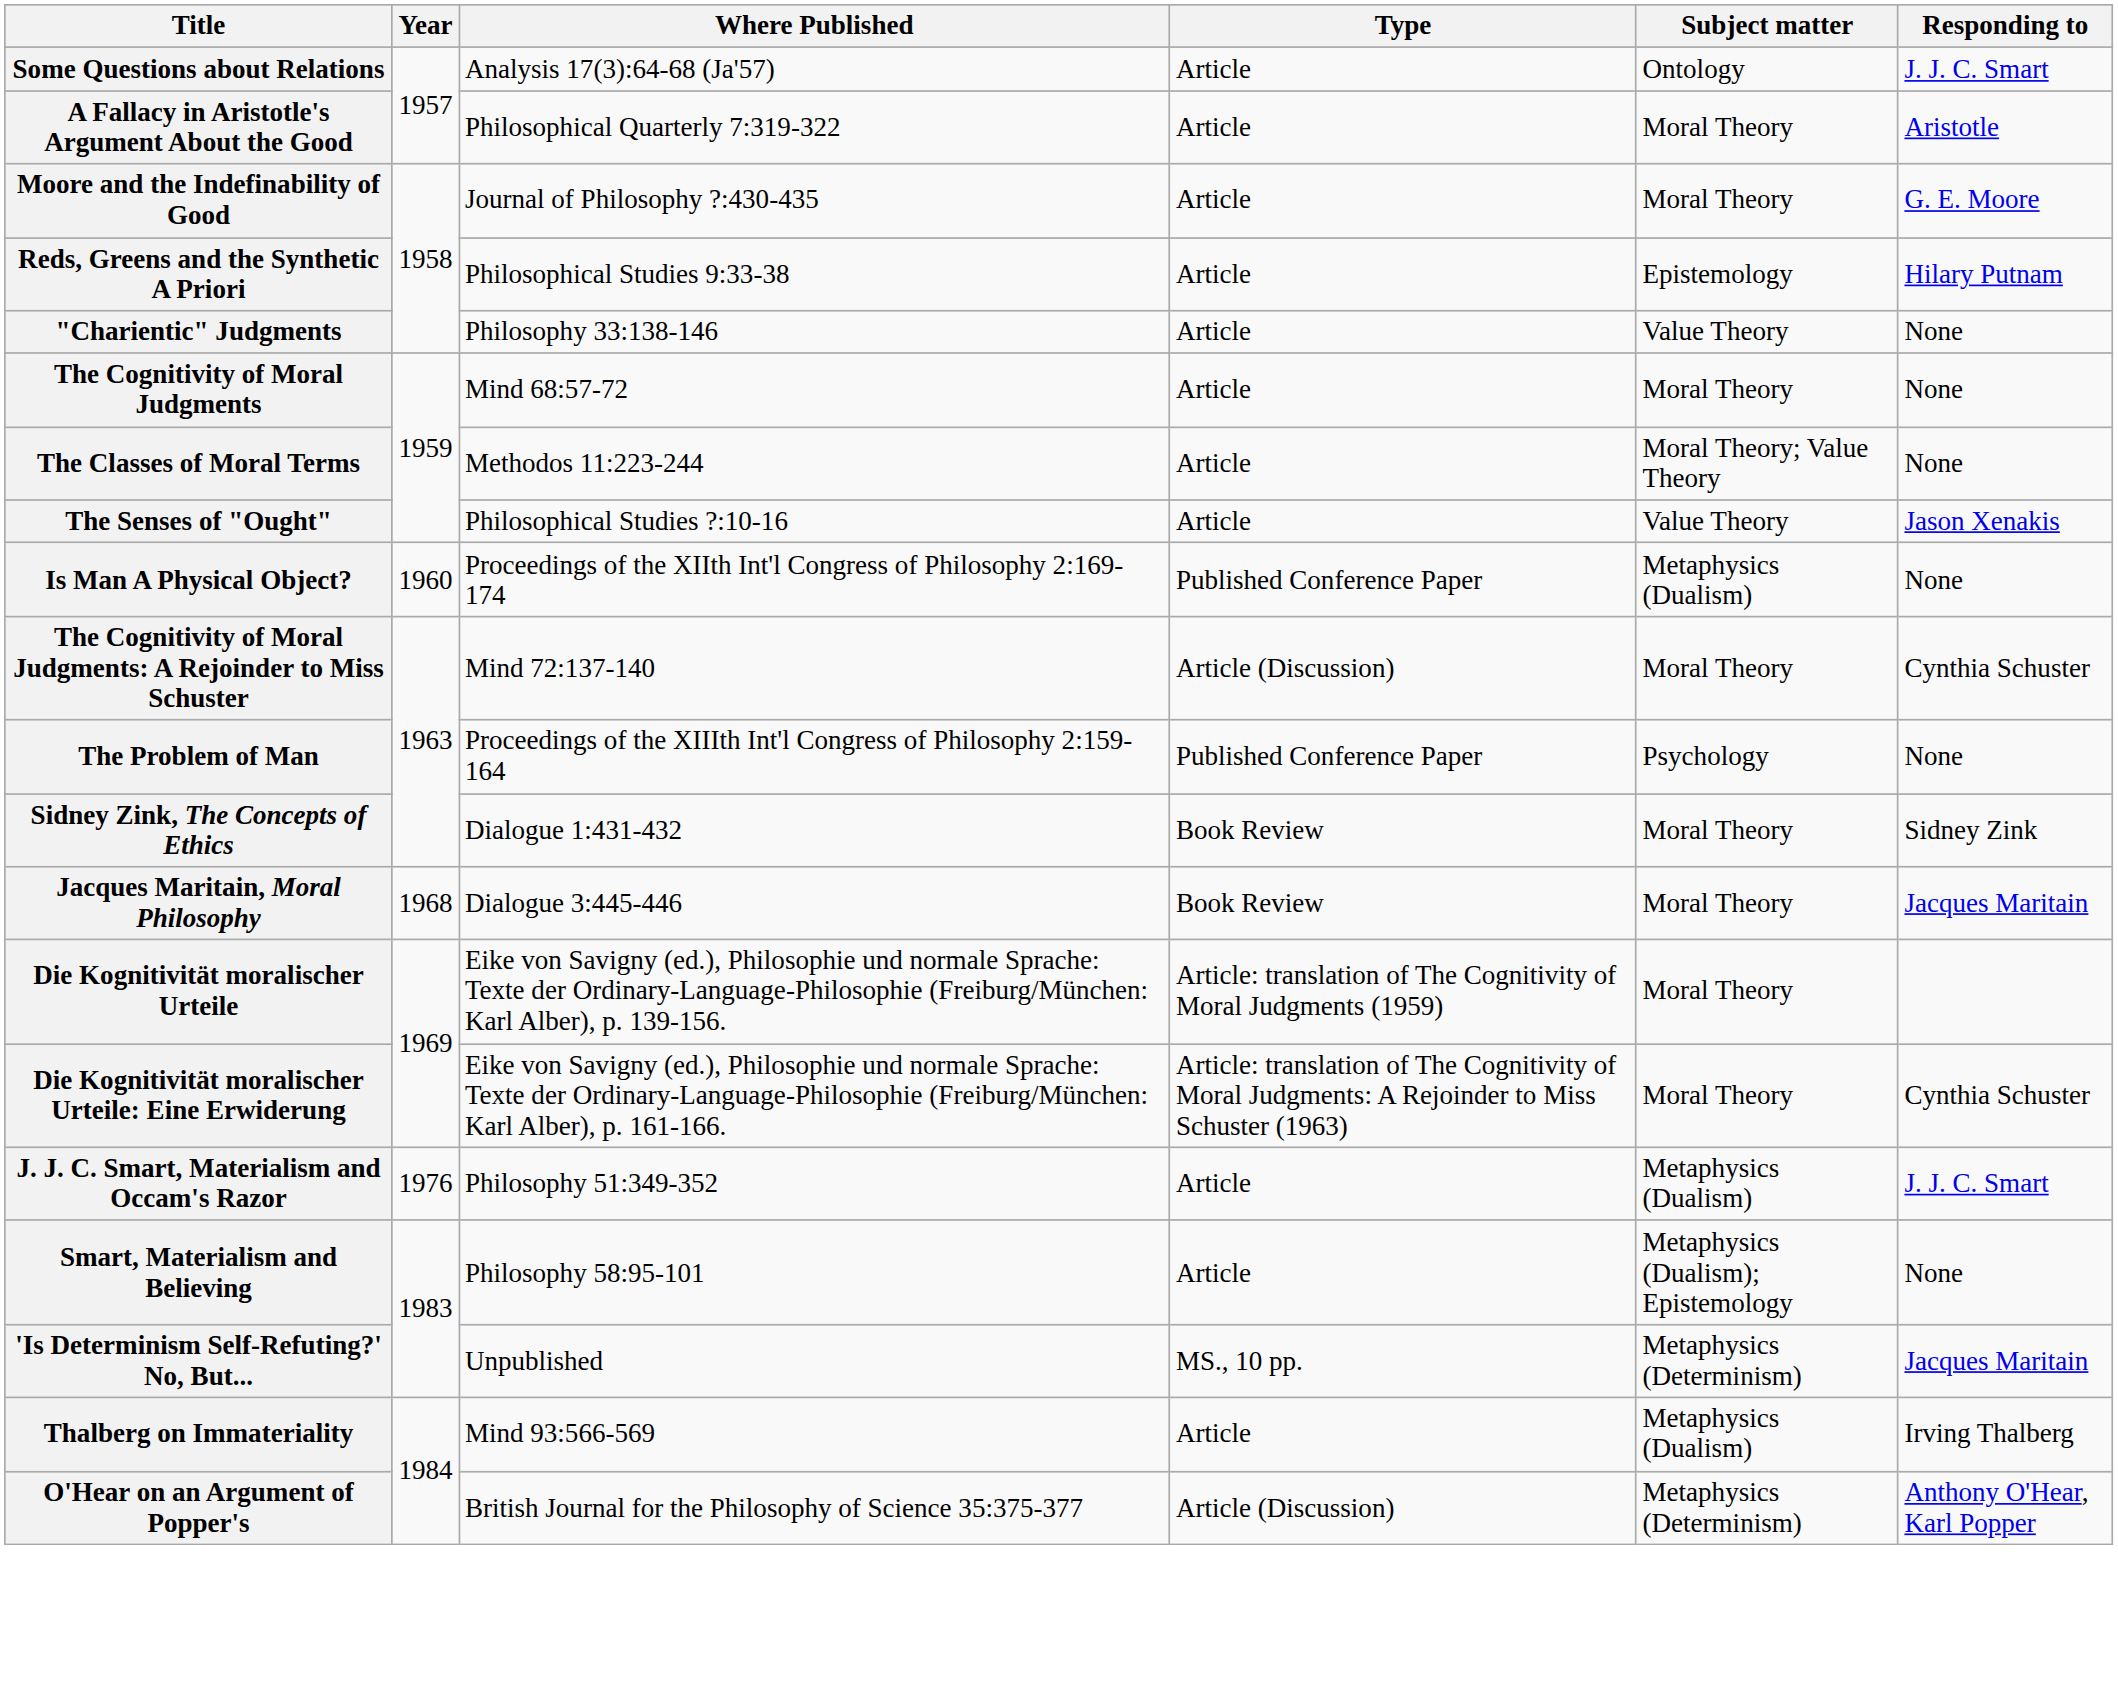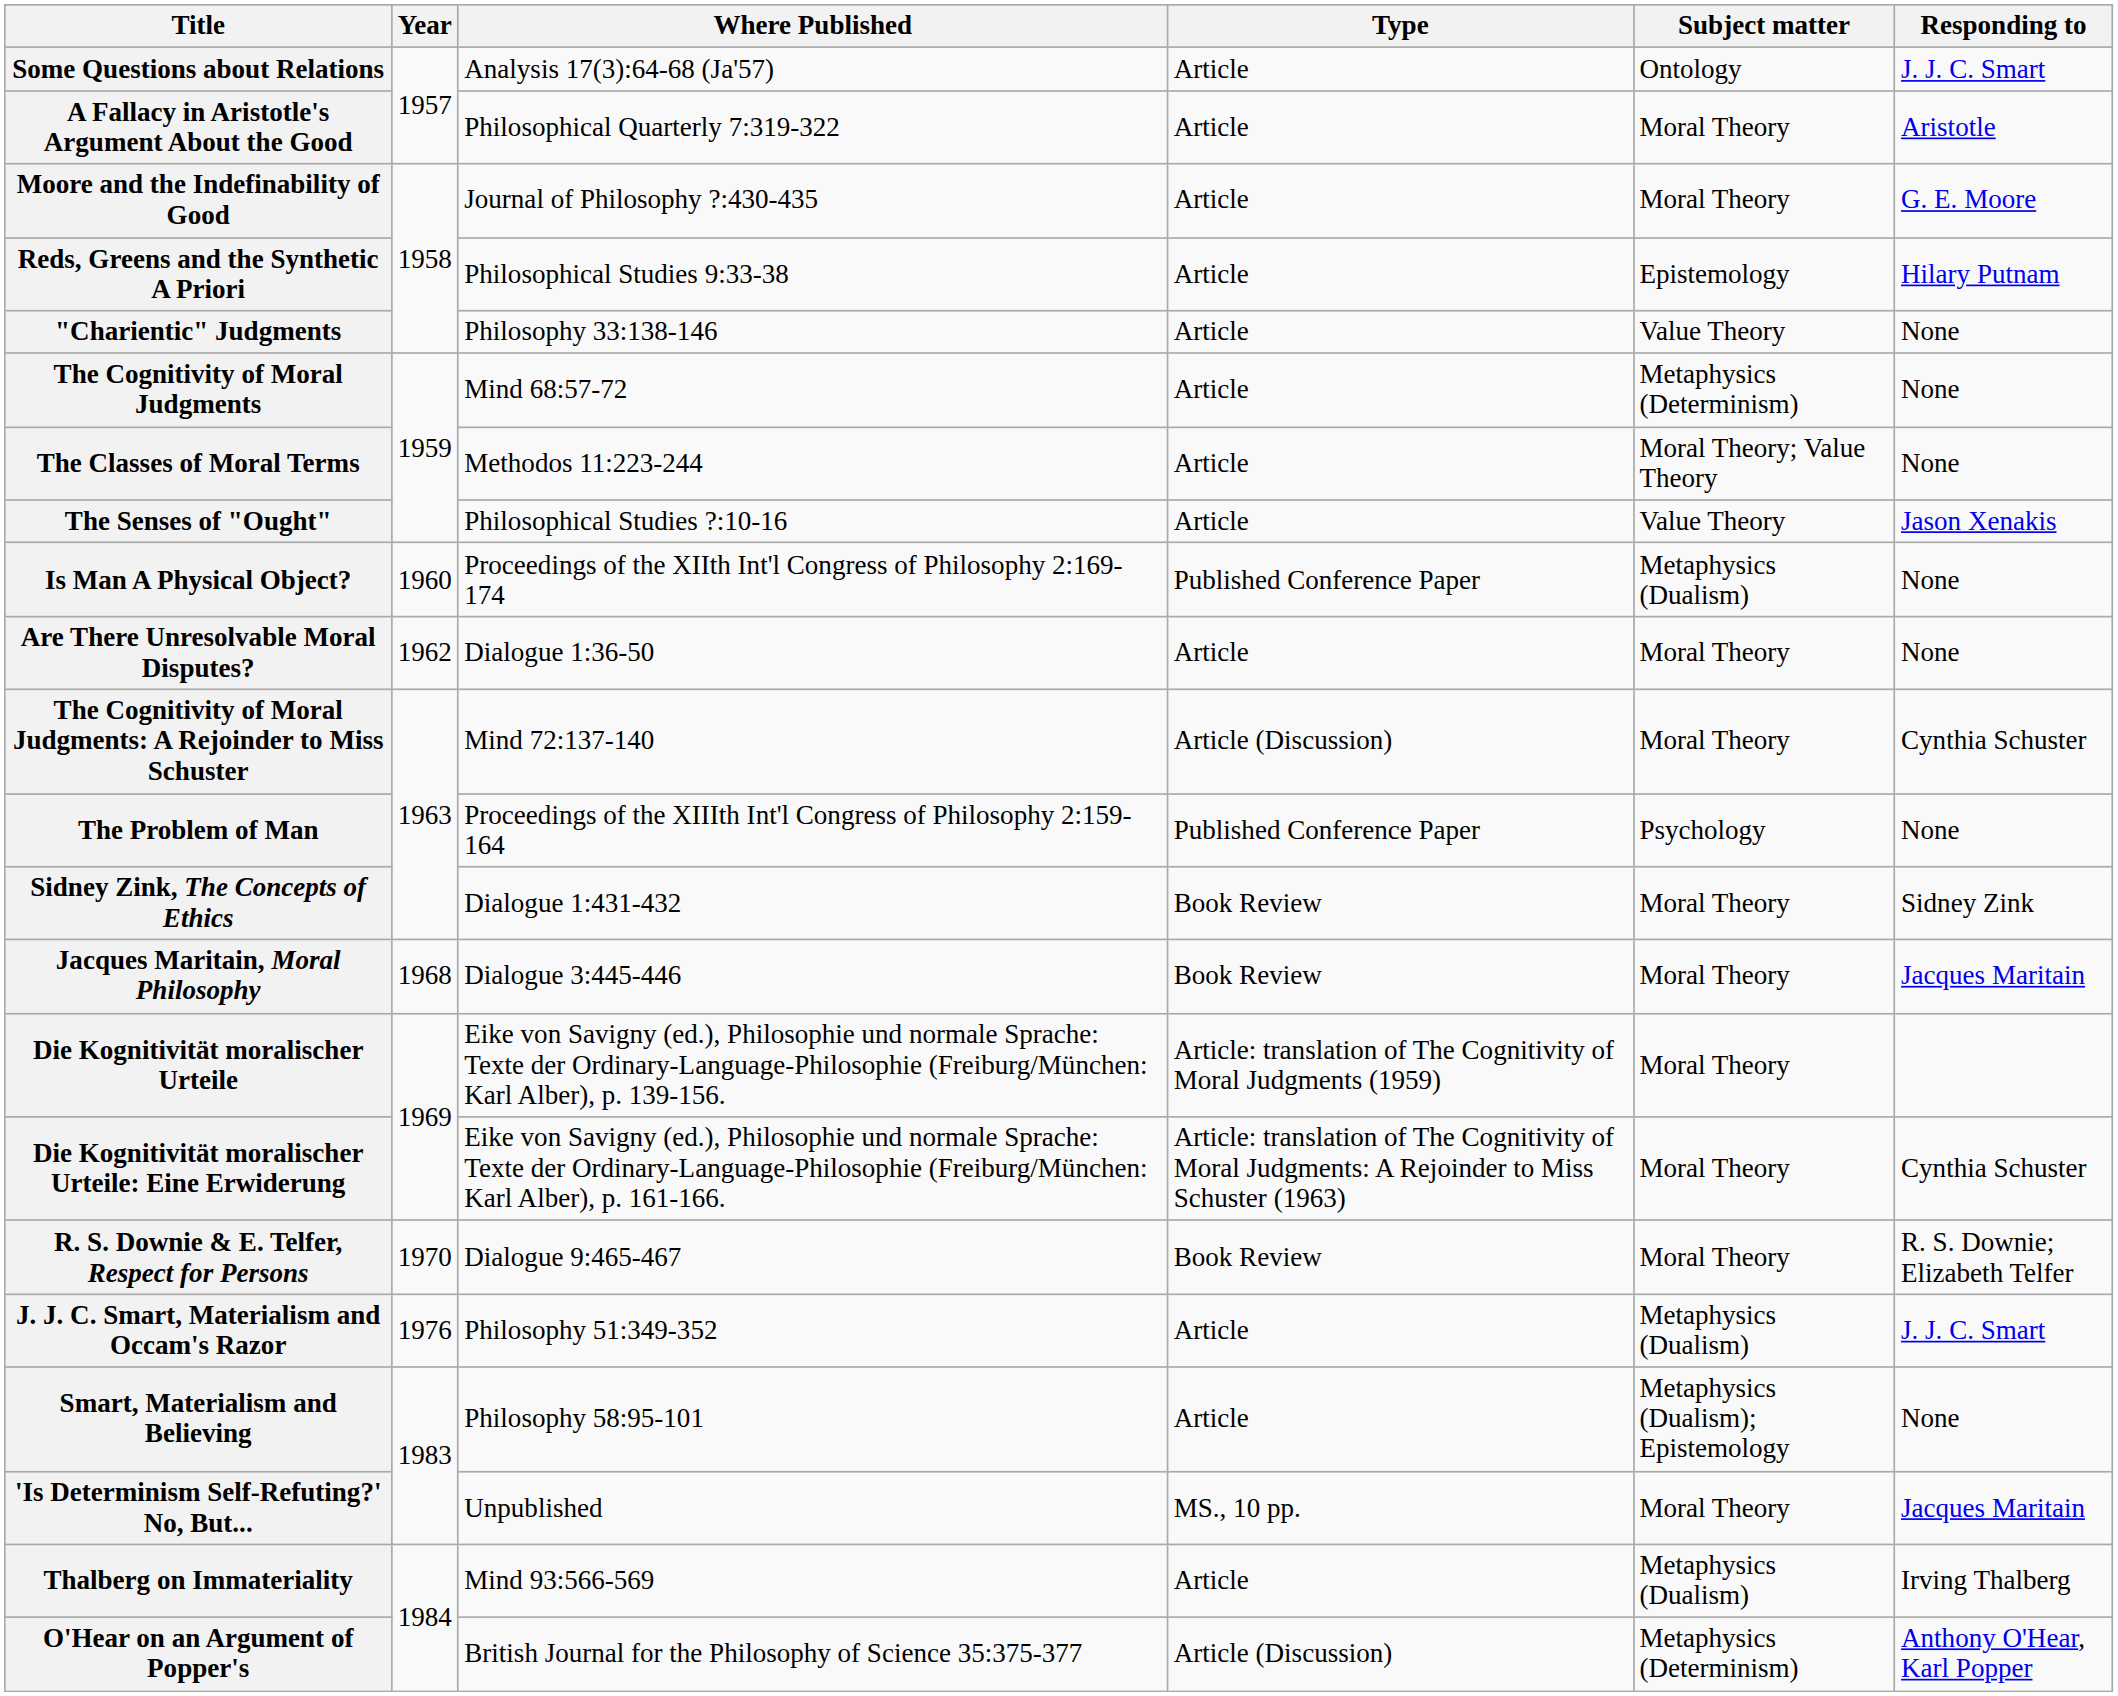(1718, 389) Moral Theory -> (1719, 389) Metaphysics (Determinism)
+ row: (198, 652)
+ row: (198, 1256)
(1722, 1360) Metaphysics (Determinism) -> (1715, 1507) Moral Theory
